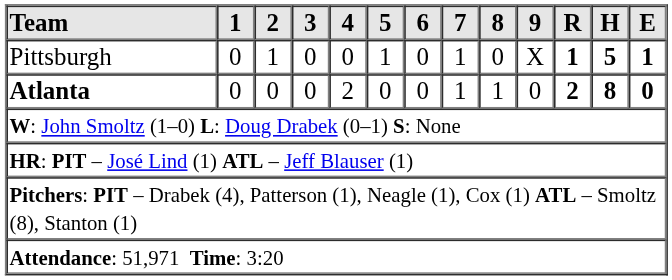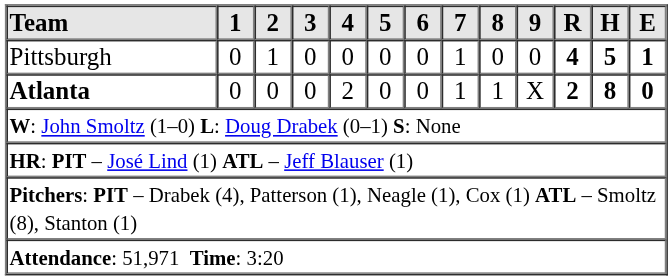(385, 56) 1 -> (385, 56) 0
(535, 56) X -> (535, 56) 0
(573, 56) 1 -> (573, 56) 4
(535, 91) 0 -> (535, 91) X
